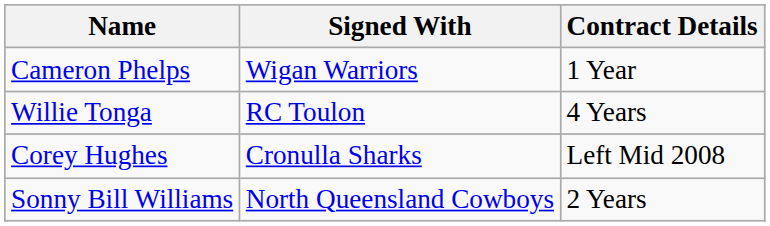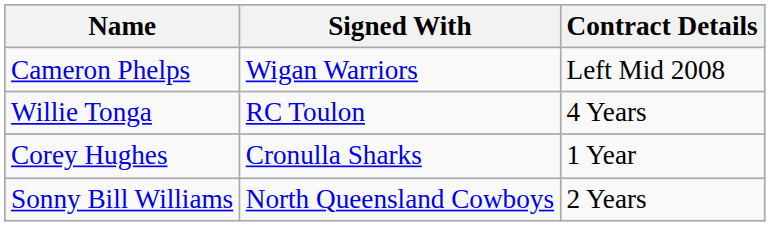(601, 69) 1 Year -> (646, 69) Left Mid 2008
(646, 155) Left Mid 2008 -> (601, 155) 1 Year
